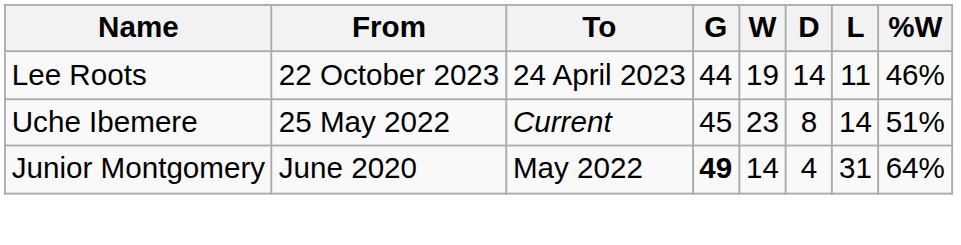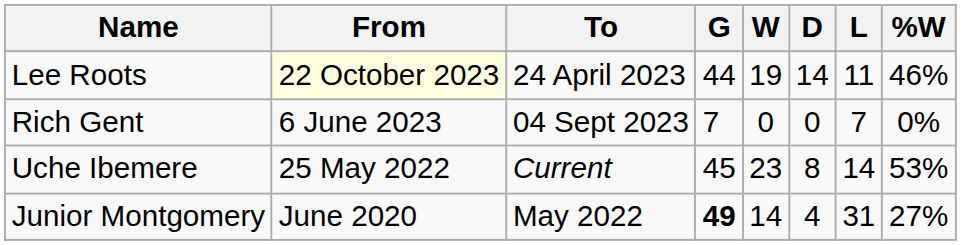(389, 74) no background -> (389, 74) lightyellow background
+ row: (78, 121)
(915, 121) 51% -> (919, 168) 53%
(915, 168) 64% -> (919, 215) 27%
